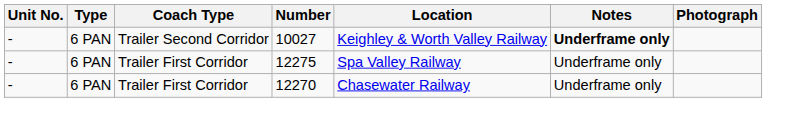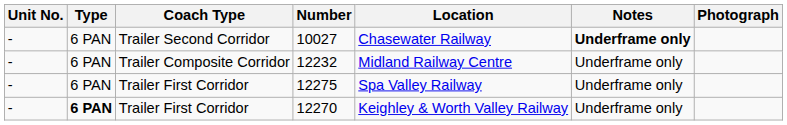(442, 39) Keighley & Worth Valley Railway -> (425, 39) Chasewater Railway
+ row: (317, 62)
(91, 85) normal -> (91, 108) bold
(404, 85) Chasewater Railway -> (463, 108) Keighley & Worth Valley Railway
